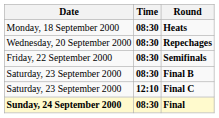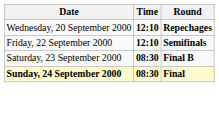- row: (175, 27)
(147, 43) 08:30 -> (147, 27) 12:10
(147, 58) 08:30 -> (147, 43) 12:10
- row: (179, 89)
